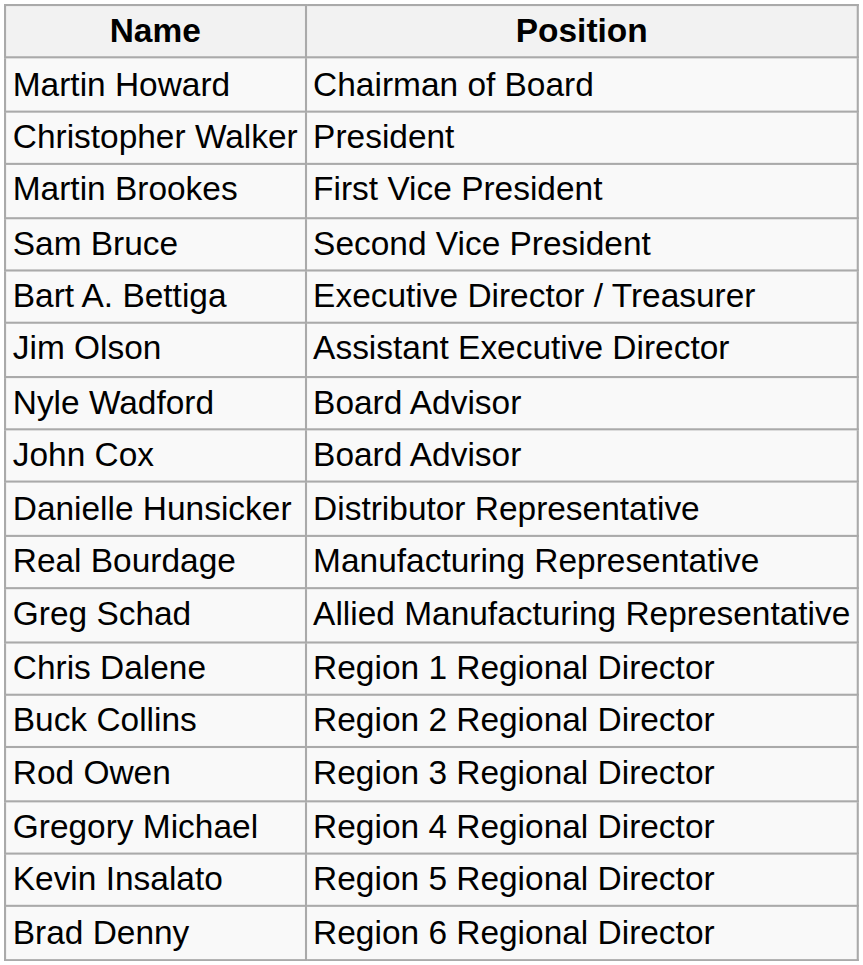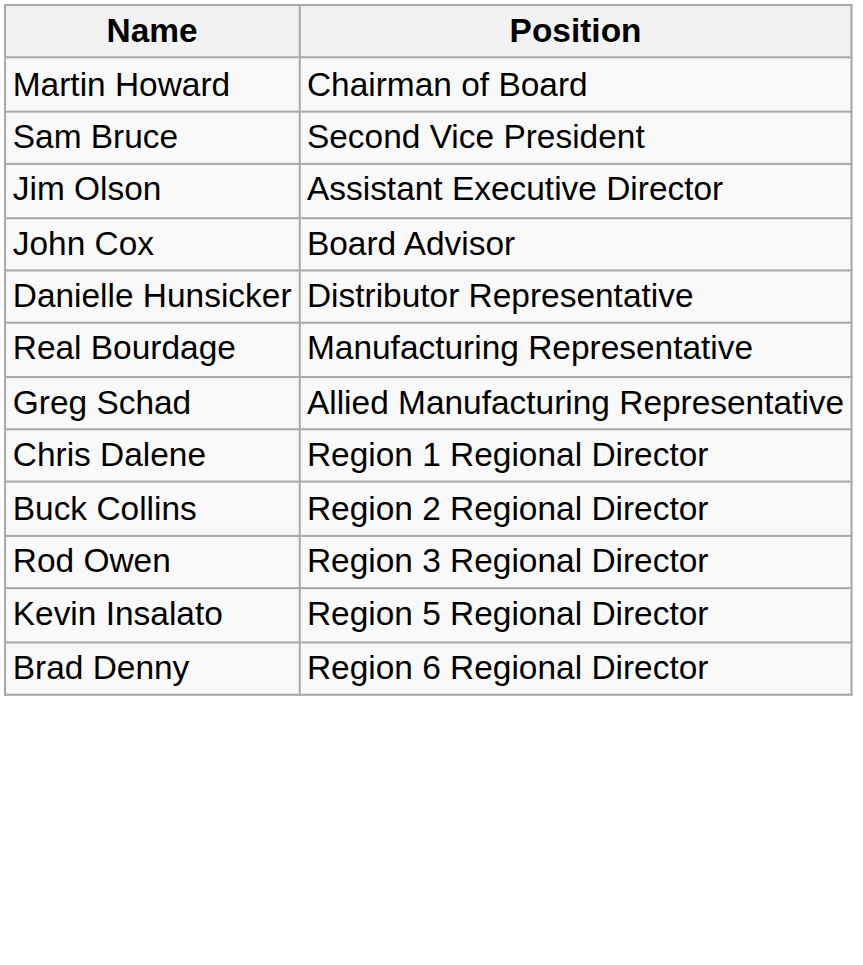- row: (155, 137)
- row: (125, 190)
- row: (120, 296)
- row: (113, 402)
- row: (135, 826)
